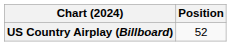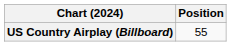(201, 31) 52 -> (201, 31) 55
